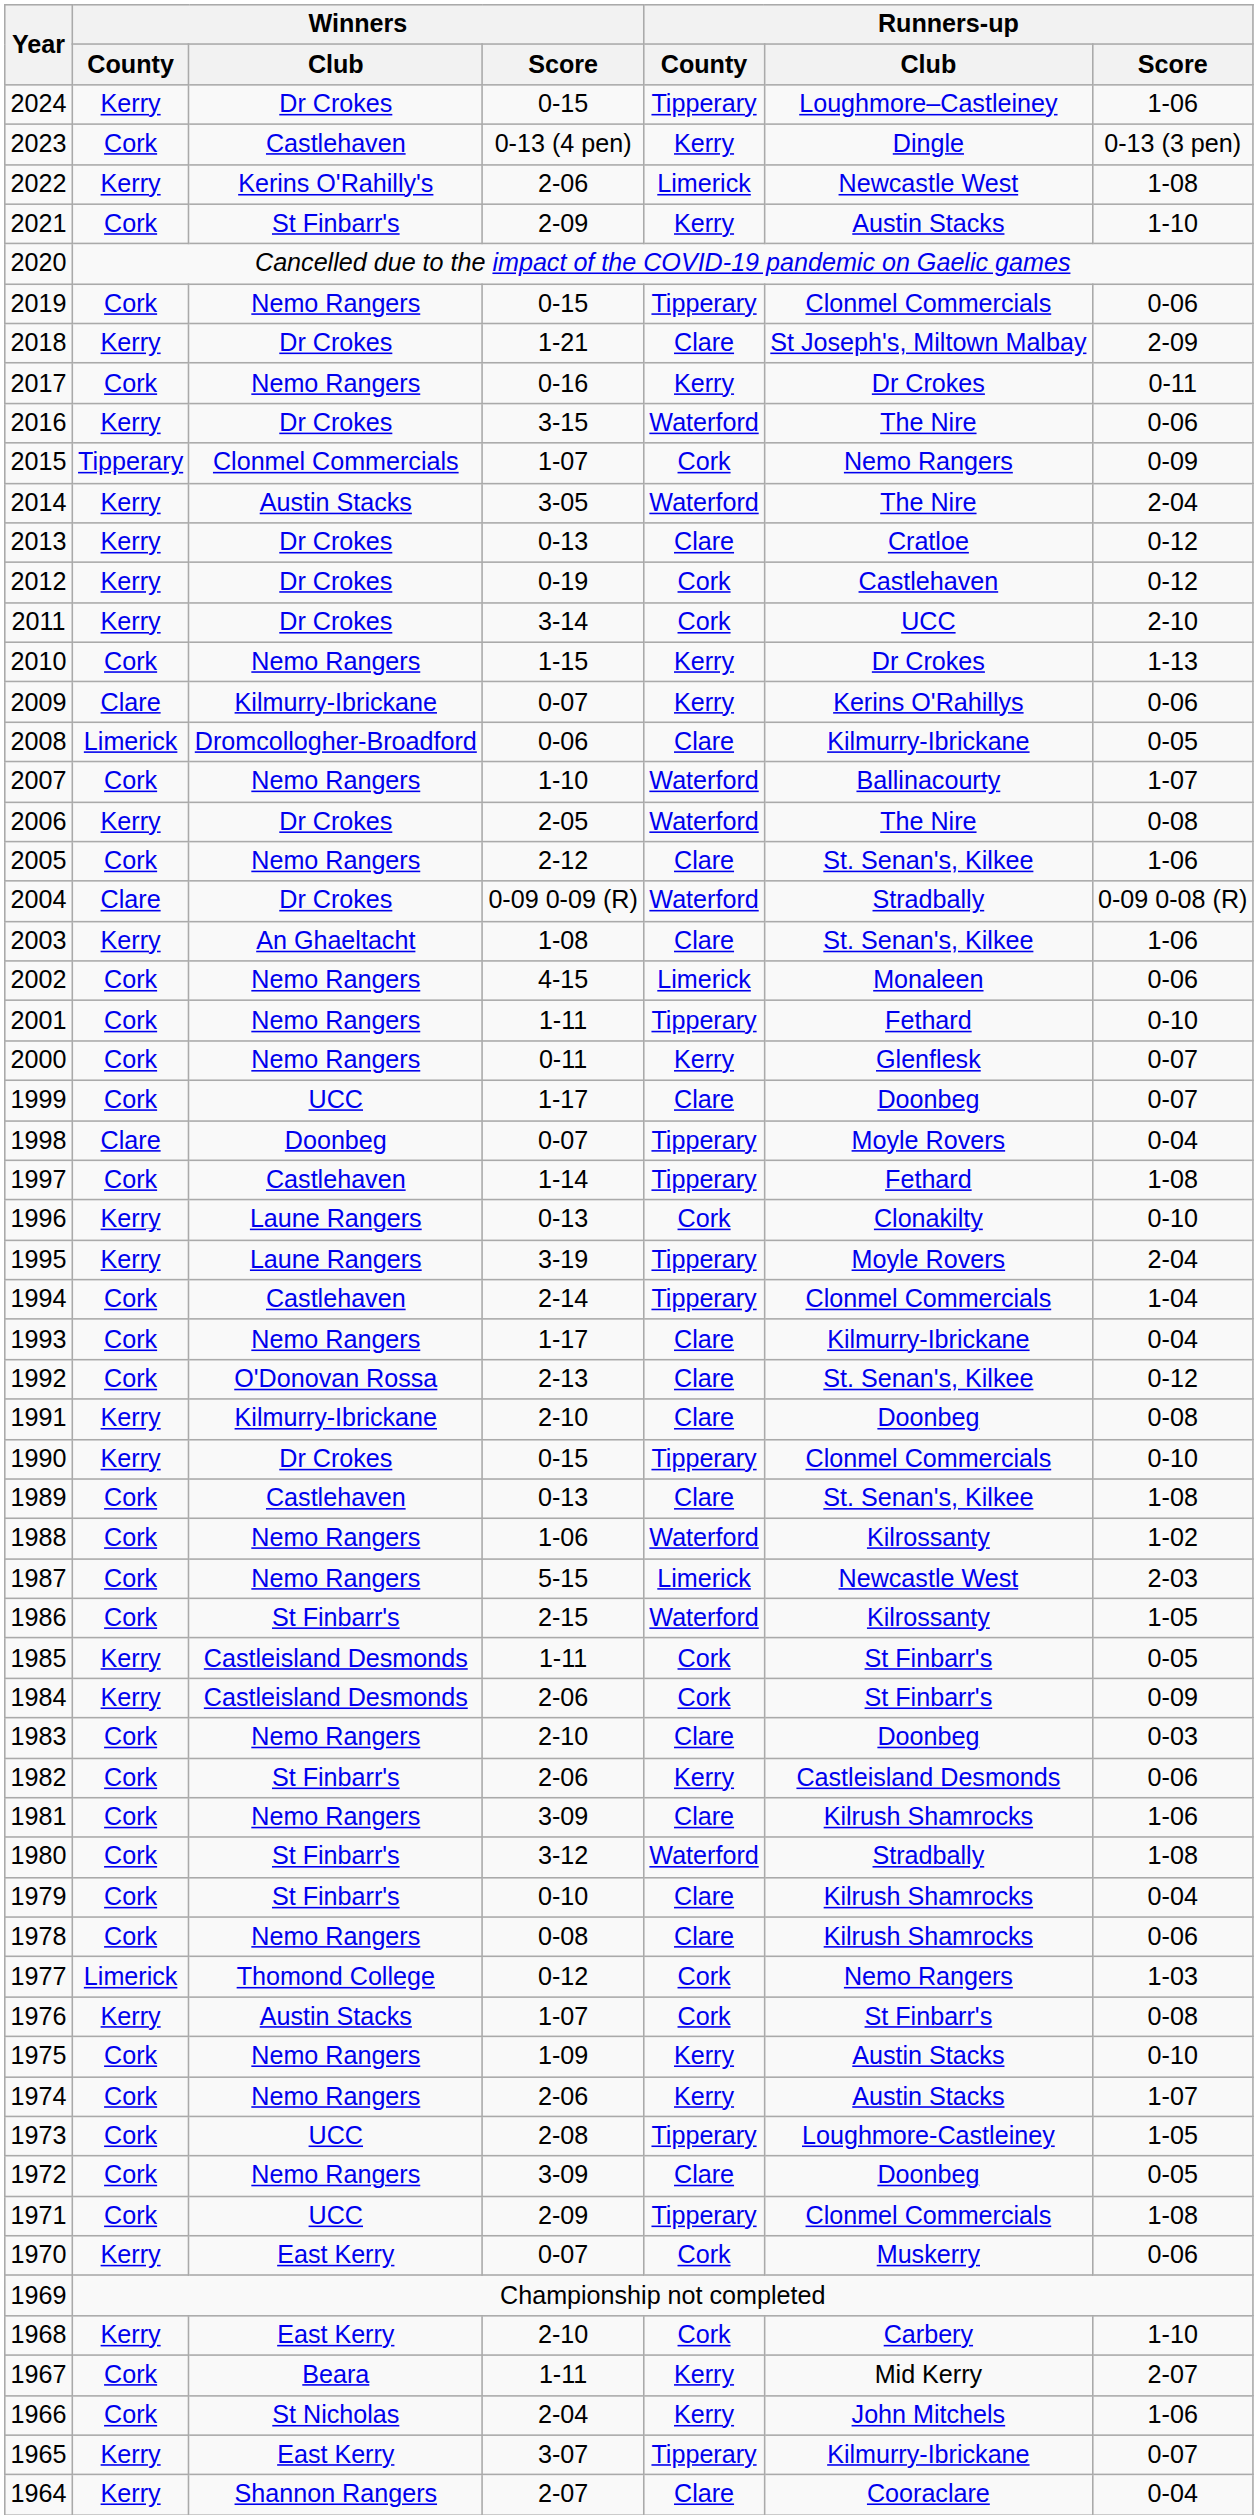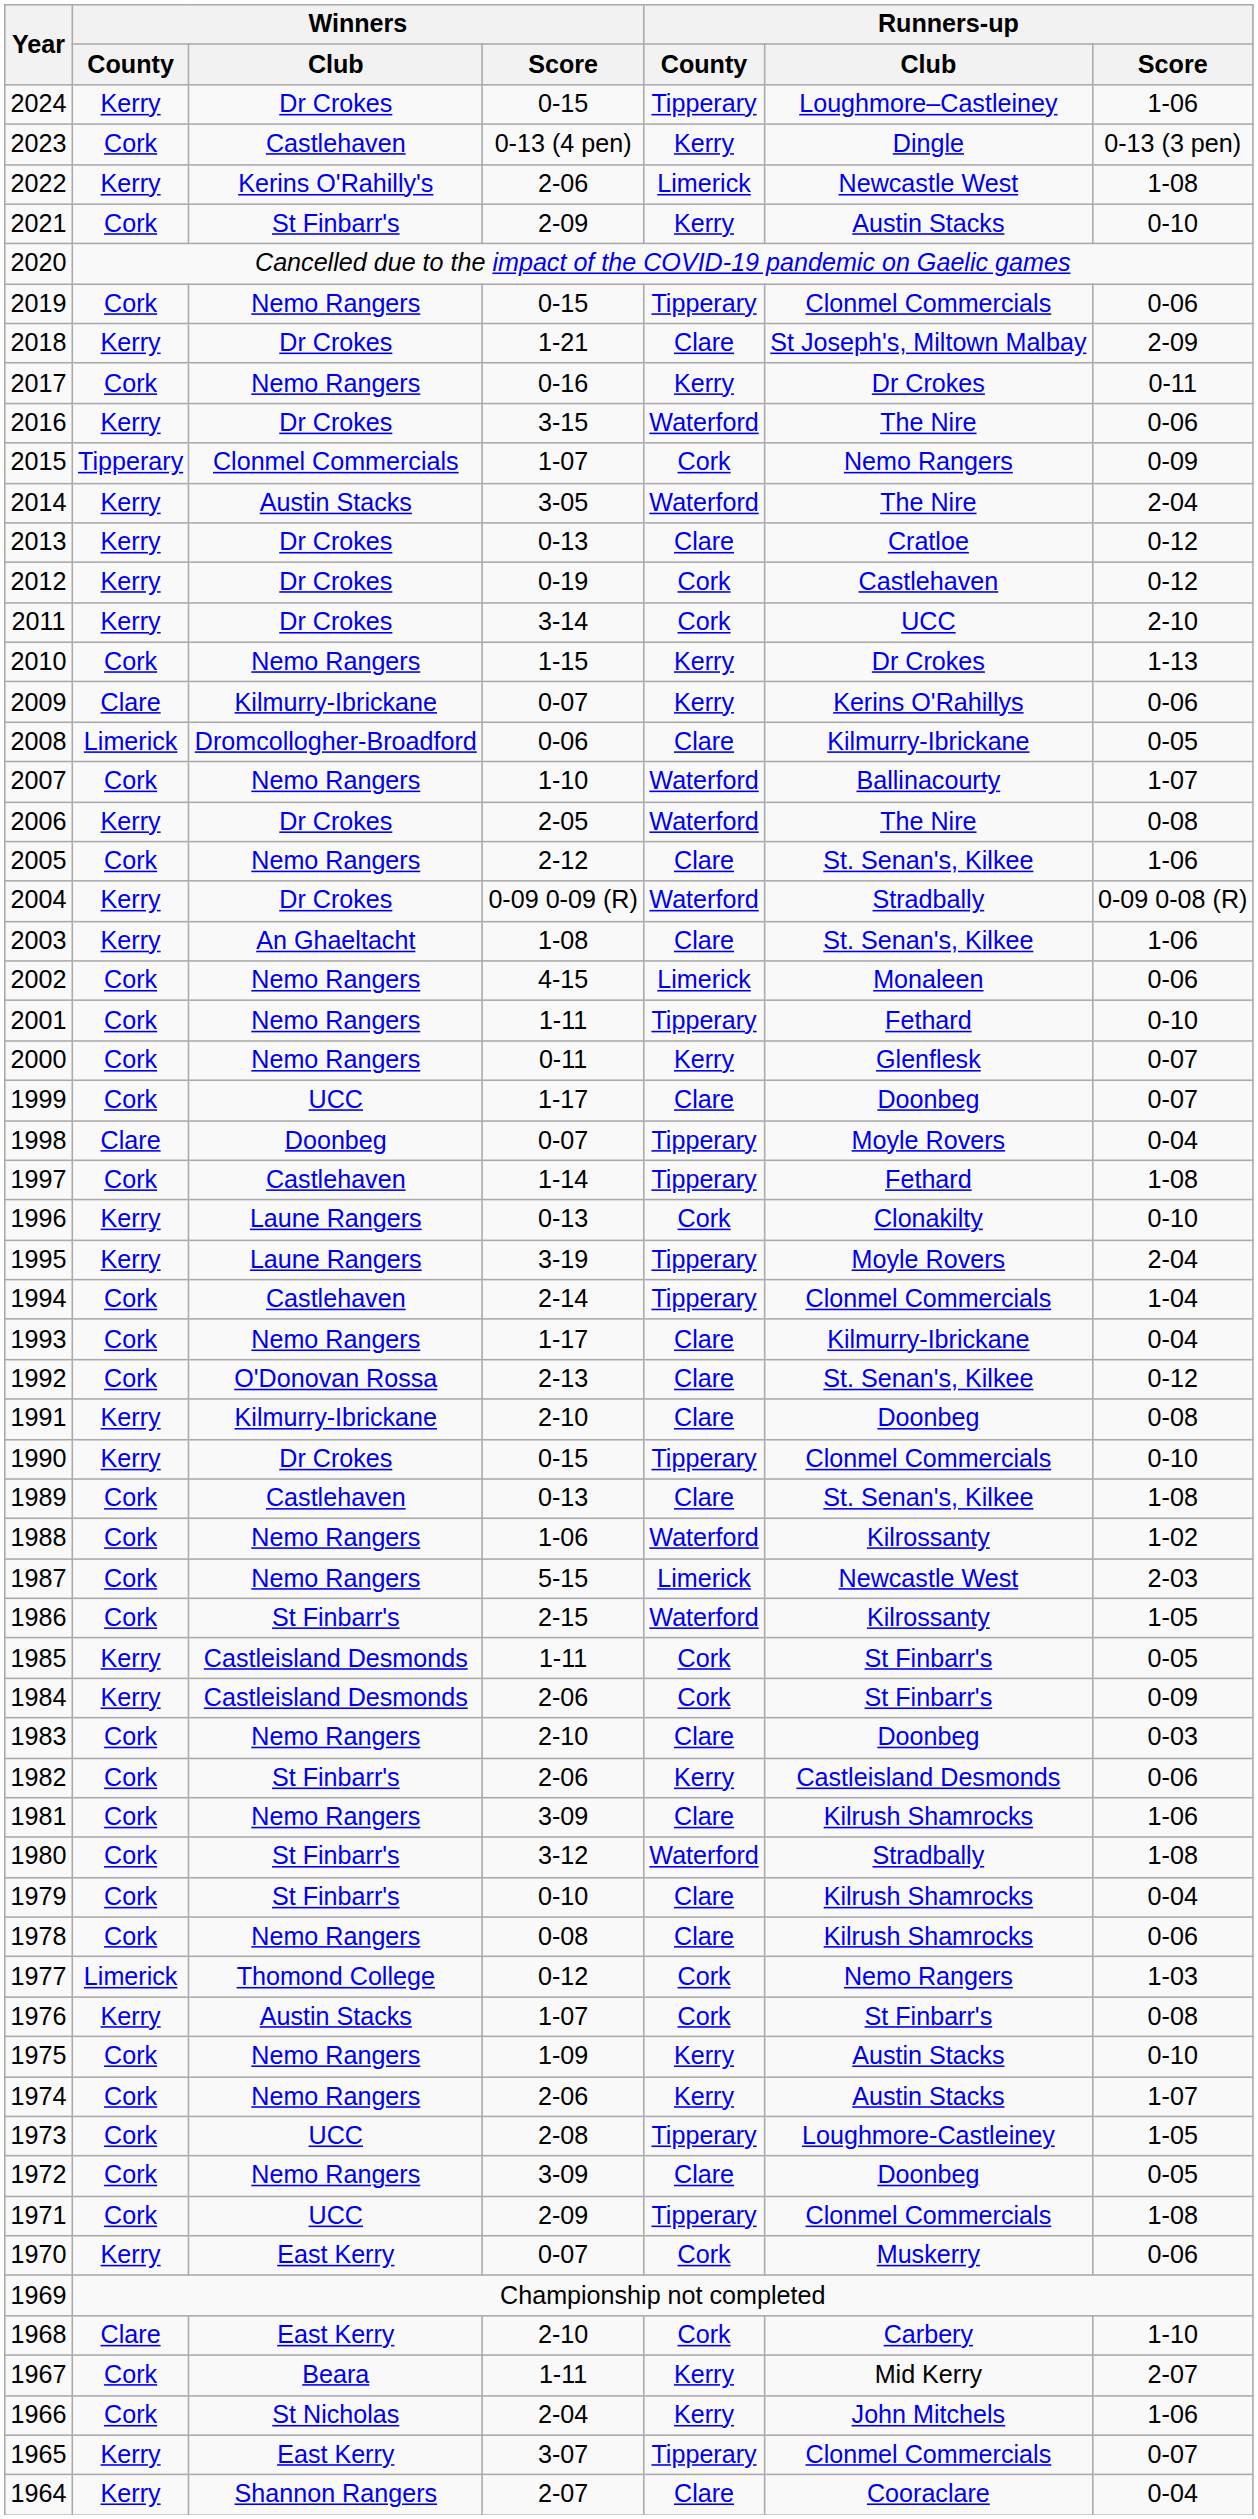(1173, 223) 1-10 -> (1173, 223) 0-10
(131, 900) Clare -> (131, 900) Kerry
(131, 2335) Kerry -> (131, 2335) Clare
(928, 2454) Kilmurry-Ibrickane -> (928, 2454) Clonmel Commercials
